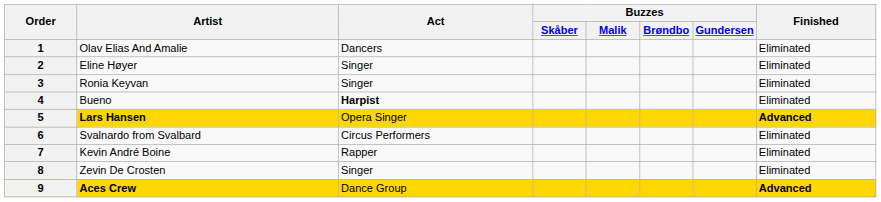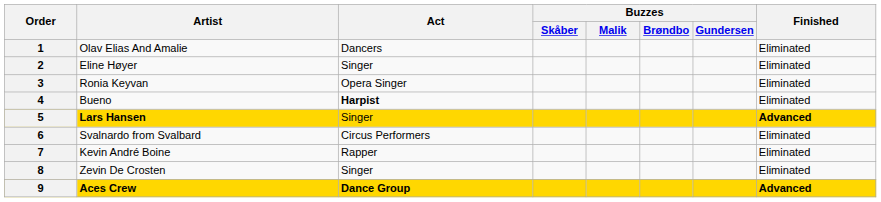(357, 83) Singer -> (374, 83) Opera Singer
(374, 118) Opera Singer -> (357, 118) Singer
(374, 188) normal -> (376, 188) bold
